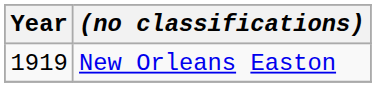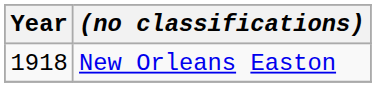(39, 63) 1919 -> (39, 63) 1918
